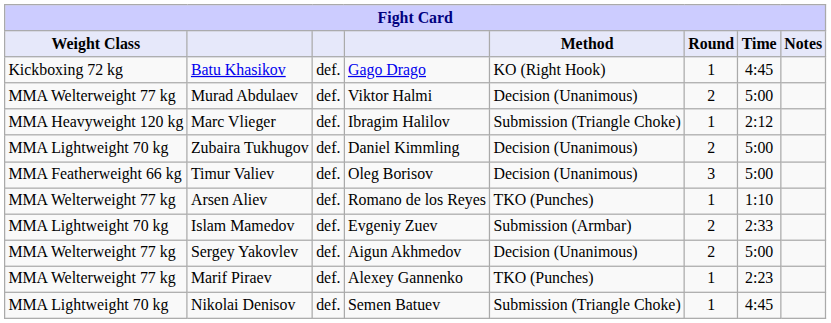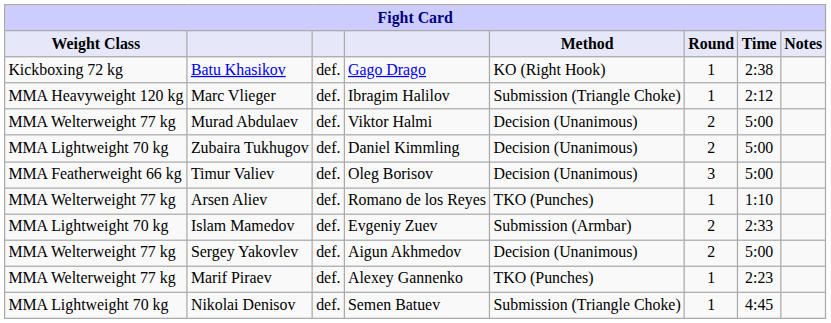(759, 69) 4:45 -> (759, 69) 2:38
rows swapped: (244, 95) <-> (233, 121)
